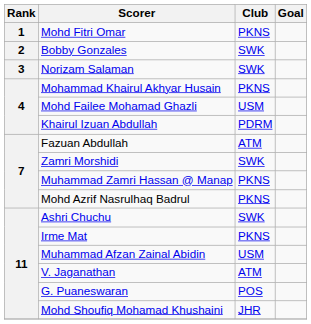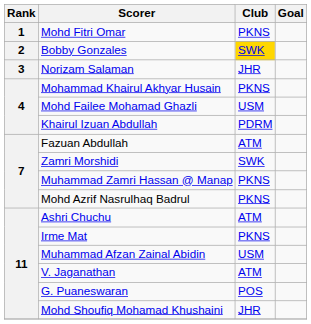(251, 50) no background -> (251, 50) gold background
(251, 69) SWK -> (249, 69) JHR
(251, 217) SWK -> (250, 217) ATM
